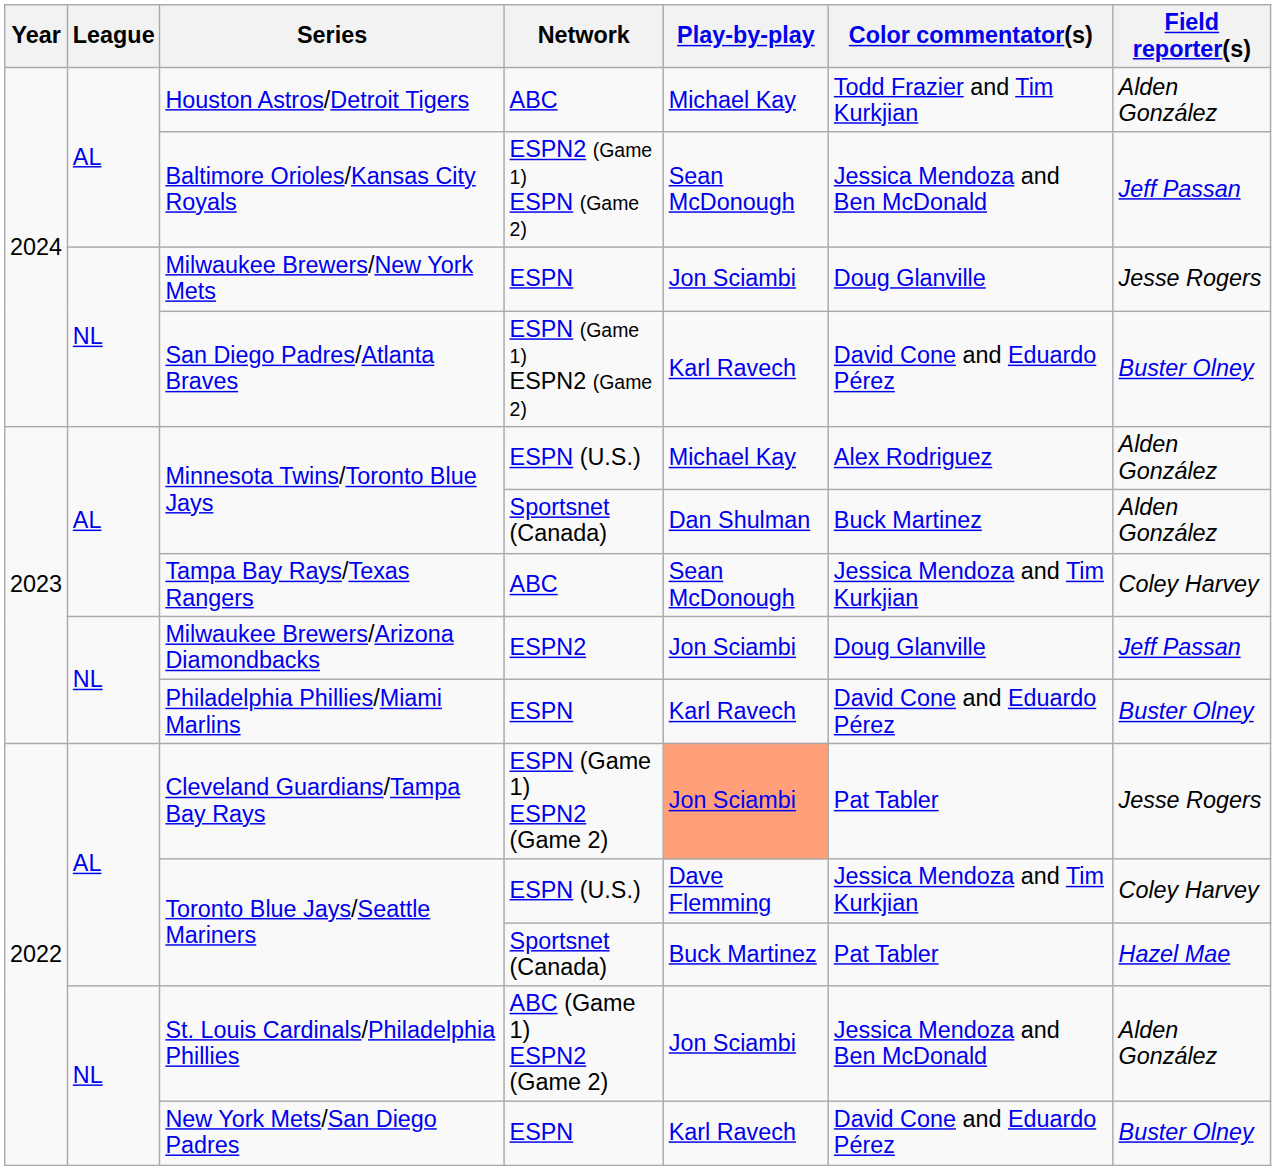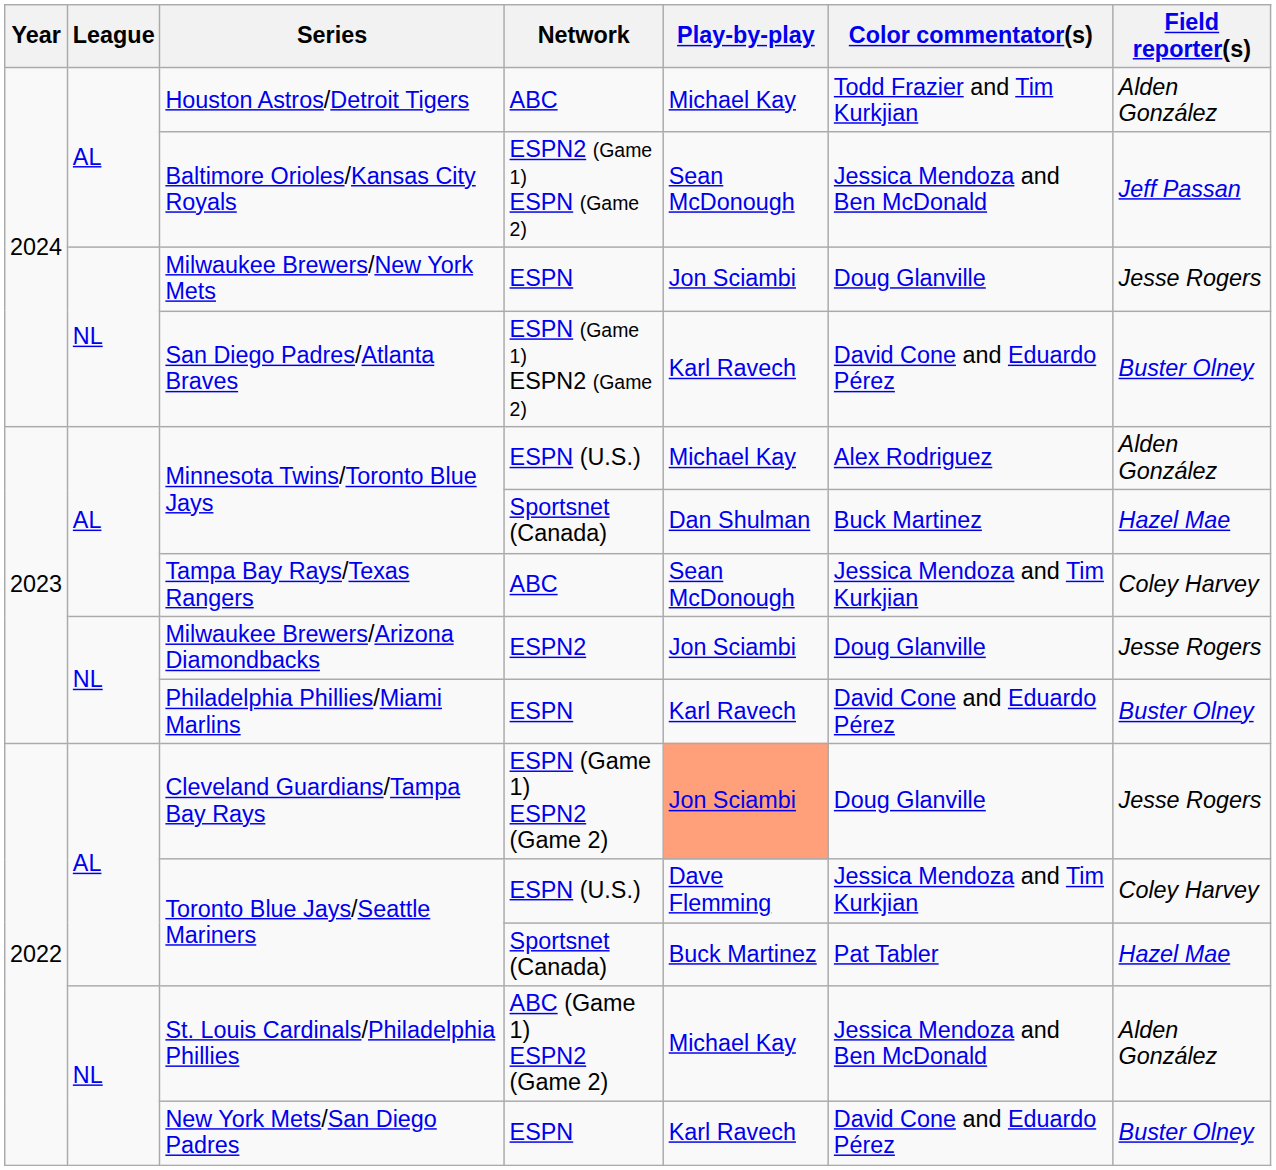(1168, 521) Alden González -> (1174, 521) Hazel Mae
(1180, 647) Jeff Passan -> (1190, 647) Jesse Rogers
(886, 800) Pat Tabler -> (910, 800) Doug Glanville
(732, 1043) Jon Sciambi -> (732, 1043) Michael Kay
